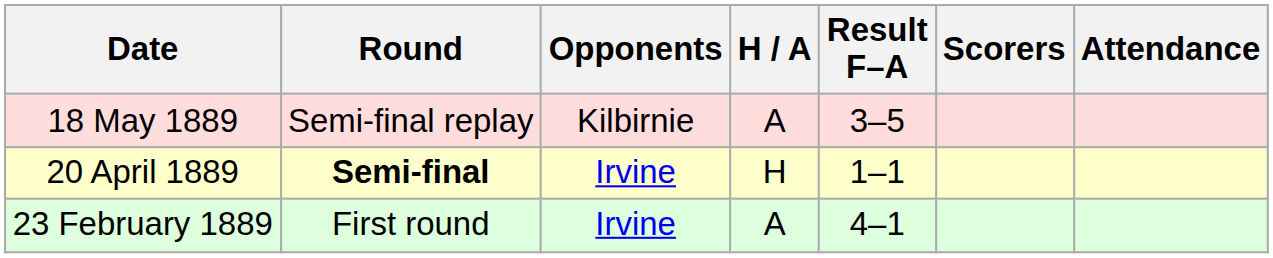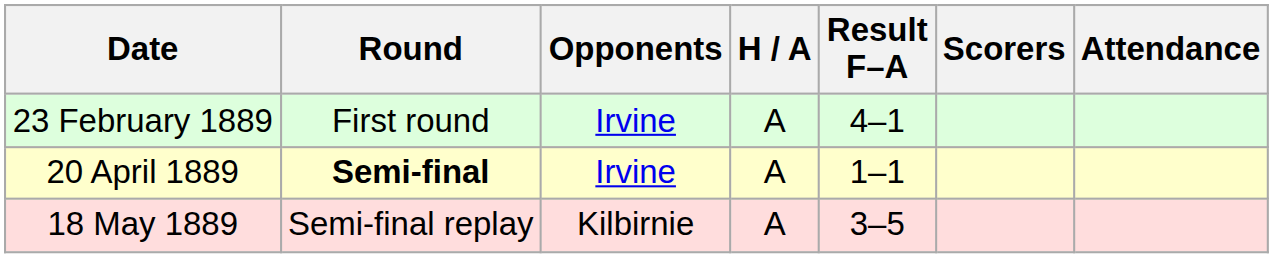rows swapped: (143, 224) <-> (143, 119)
(775, 172) H -> (775, 172) A
